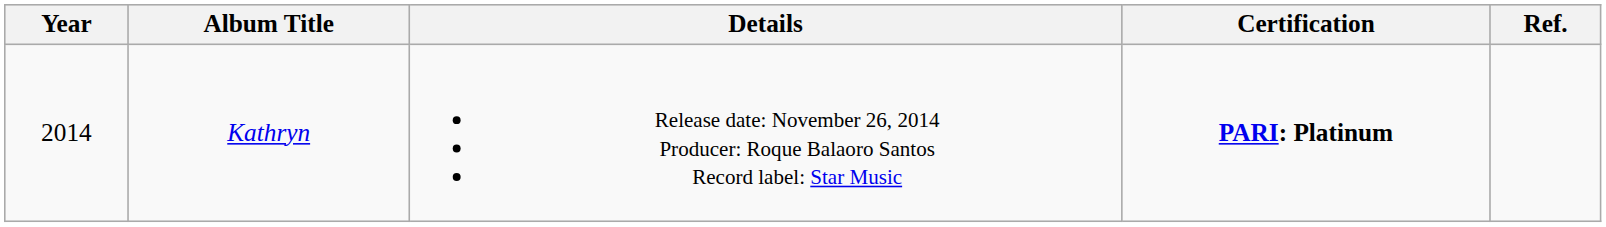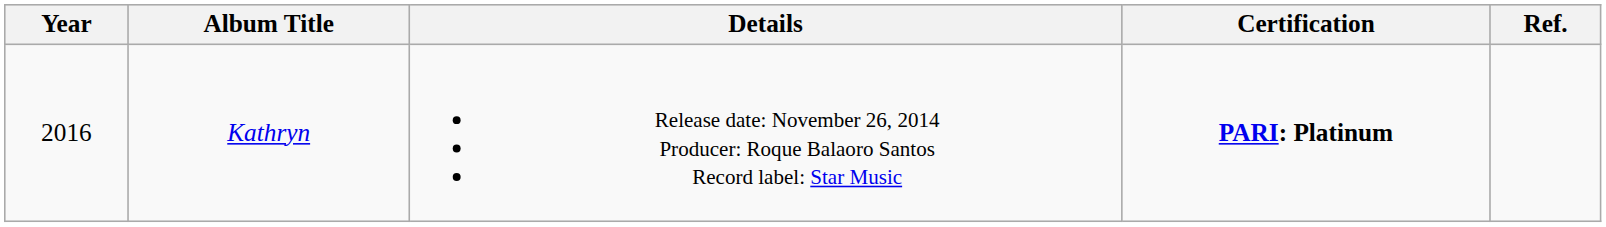(66, 132) 2014 -> (66, 132) 2016
